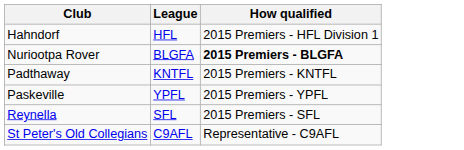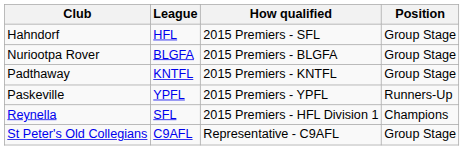+ column: (420, 14)
(291, 34) 2015 Premiers - HFL Division 1 -> (262, 34) 2015 Premiers - SFL
(273, 54) bold -> (270, 54) normal
(262, 114) 2015 Premiers - SFL -> (291, 114) 2015 Premiers - HFL Division 1
